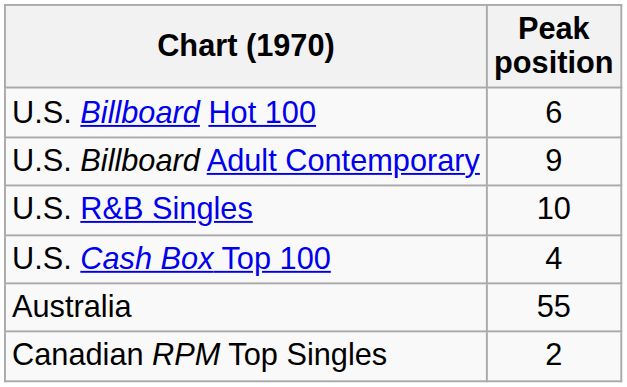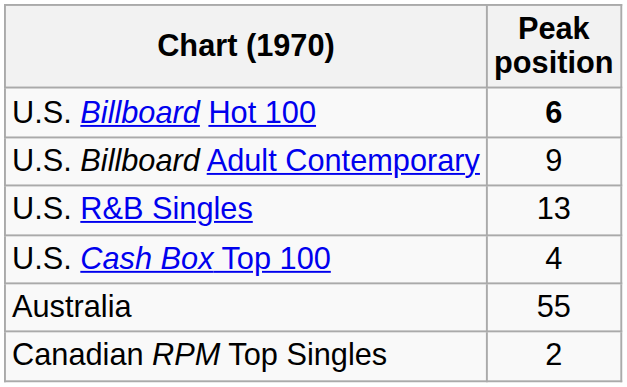(554, 112) normal -> (554, 112) bold
(554, 209) 10 -> (554, 209) 13
